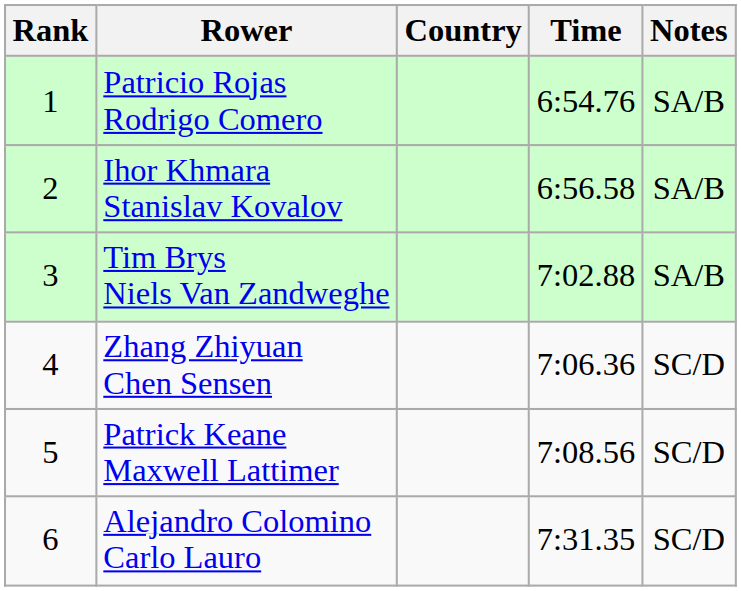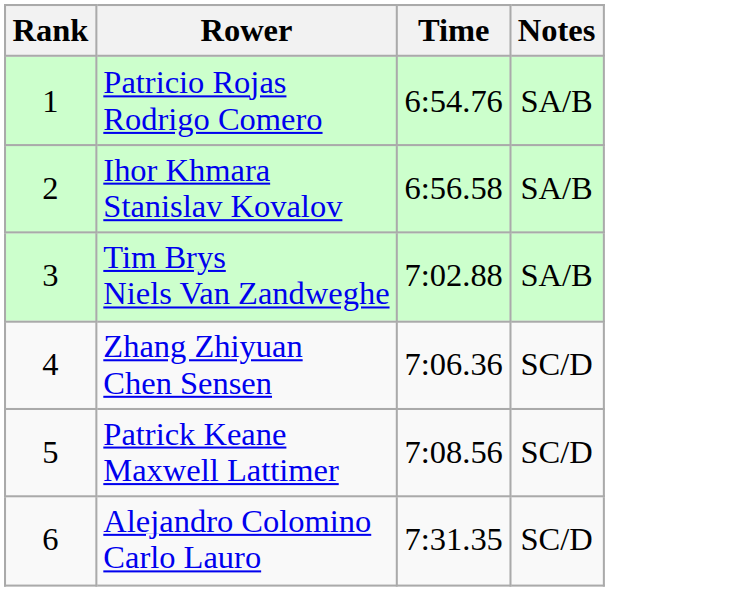- column: (463, 30)
